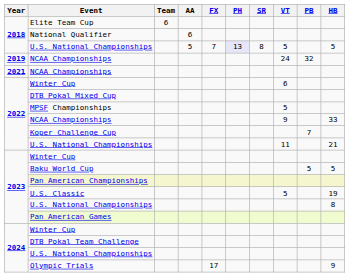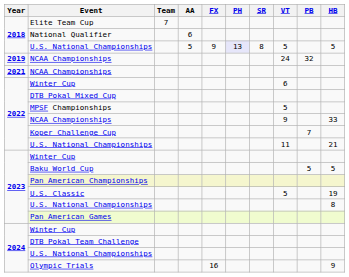(166, 23) 6 -> (166, 23) 7
(214, 47) 7 -> (214, 47) 9
(214, 266) 17 -> (214, 266) 16
